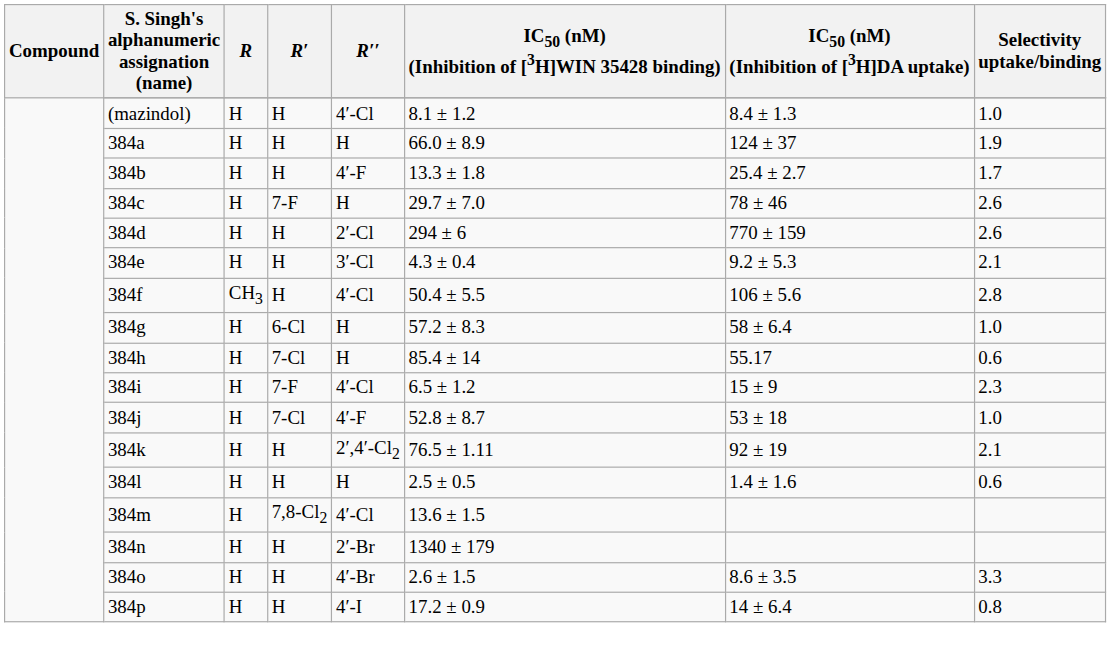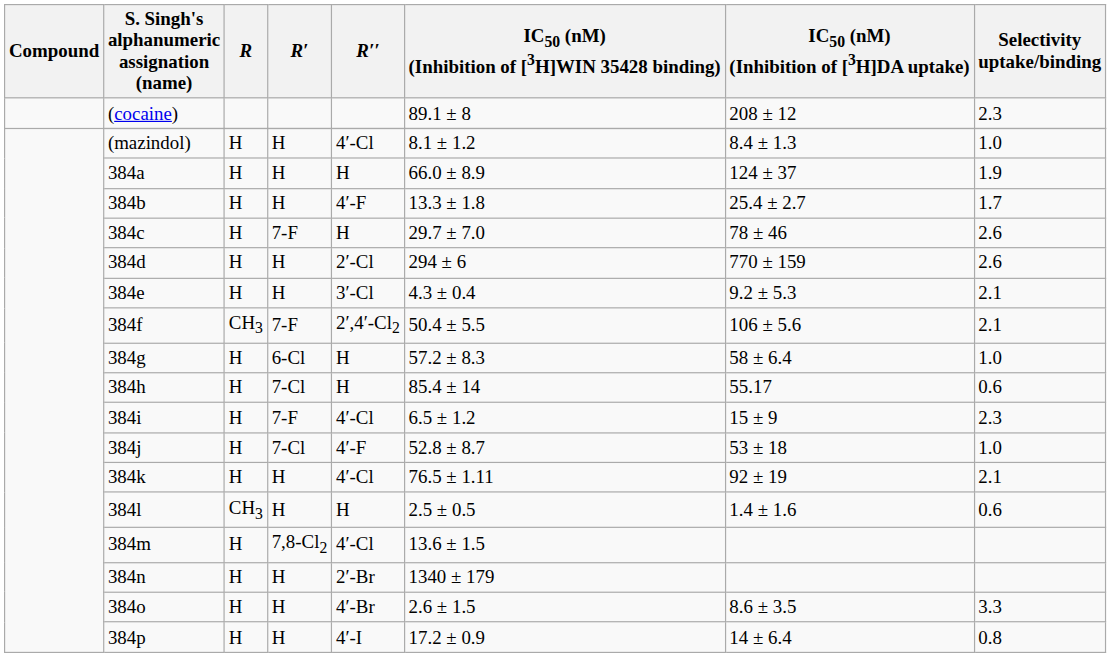+ row: (143, 113)
(278, 295) H -> (285, 325) 7-F
(355, 295) 4′-Cl -> (368, 325) 2′,4′-Cl2
(990, 295) 2.8 -> (990, 325) 2.1
(368, 449) 2′,4′-Cl2 -> (355, 477) 4′-Cl
(236, 482) H -> (246, 509) CH3
